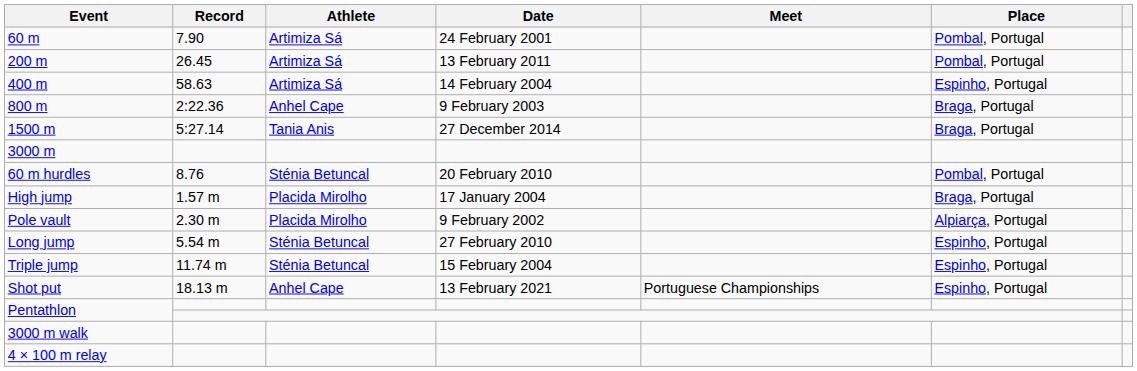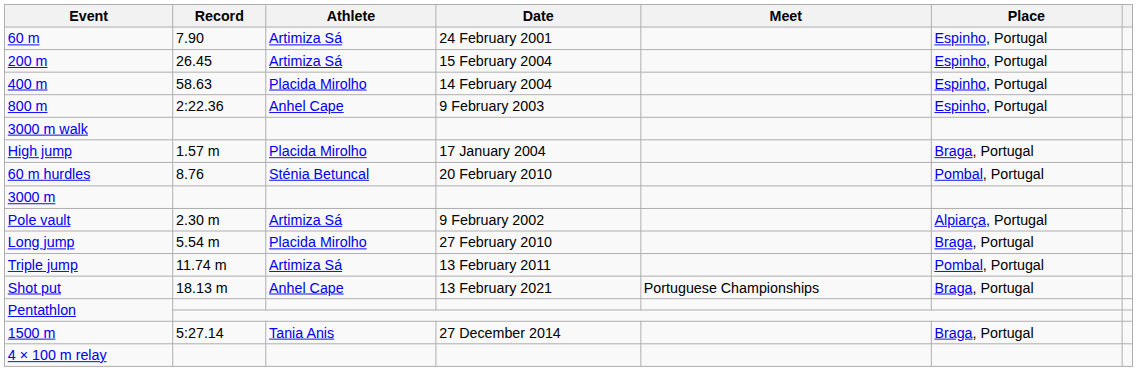(989, 39) Pombal, Portugal -> (991, 39) Espinho, Portugal
(495, 61) 13 February 2011 -> (496, 61) 15 February 2004
(989, 61) Pombal, Portugal -> (991, 61) Espinho, Portugal
(306, 84) Artimiza Sá -> (318, 84) Placida Mirolho
(984, 106) Braga, Portugal -> (991, 106) Espinho, Portugal
rows swapped: (32, 129) <-> (48, 333)
rows swapped: (32, 152) <-> (40, 197)
(318, 220) Placida Mirolho -> (306, 220) Artimiza Sá
(319, 242) Sténia Betuncal -> (318, 242) Placida Mirolho
(991, 242) Espinho, Portugal -> (984, 242) Braga, Portugal
(319, 265) Sténia Betuncal -> (306, 265) Artimiza Sá
(496, 265) 15 February 2004 -> (495, 265) 13 February 2011
(991, 265) Espinho, Portugal -> (989, 265) Pombal, Portugal
(991, 287) Espinho, Portugal -> (984, 287) Braga, Portugal
